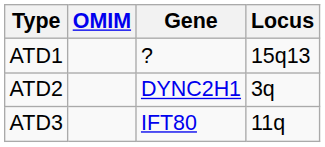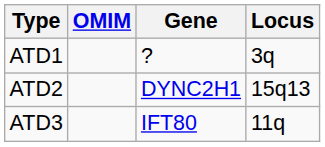(281, 55) 15q13 -> (263, 55) 3q
(263, 89) 3q -> (281, 89) 15q13
